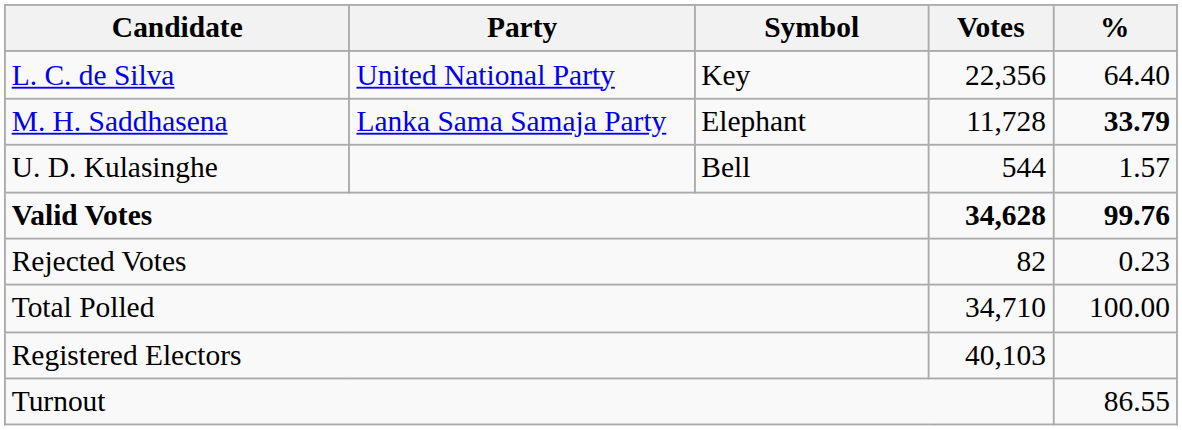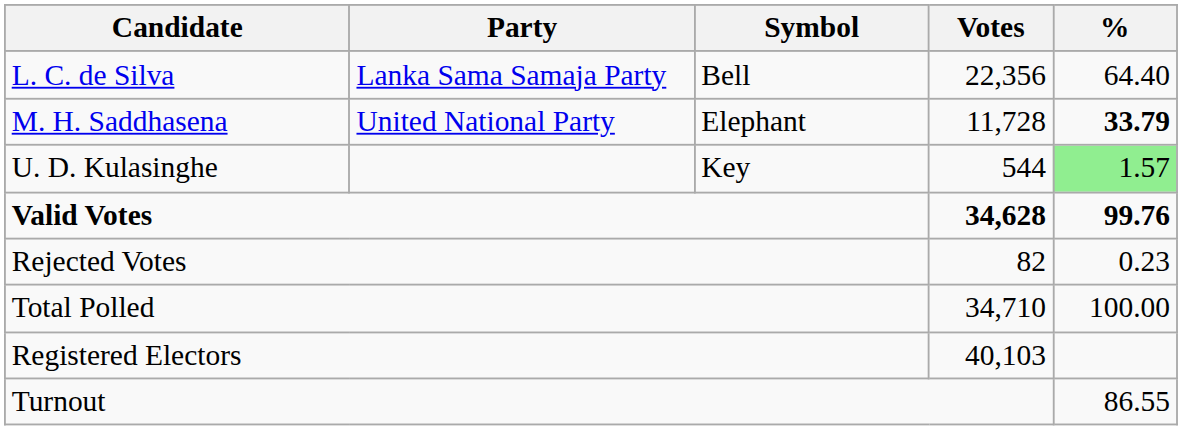(486, 74) United National Party -> (511, 74) Lanka Sama Samaja Party
(726, 74) Key -> (726, 74) Bell
(511, 121) Lanka Sama Samaja Party -> (486, 121) United National Party
(726, 167) Bell -> (726, 167) Key
(1144, 167) no background -> (1144, 167) lightgreen background
